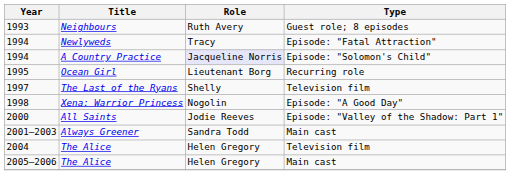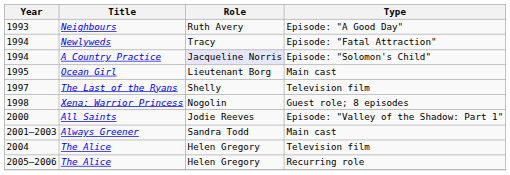(348, 27) Guest role; 8 episodes -> (345, 27) Episode: "A Good Day"
(325, 72) Recurring role -> (311, 72) Main cast
(345, 102) Episode: "A Good Day" -> (348, 102) Guest role; 8 episodes
(311, 162) Main cast -> (325, 162) Recurring role
